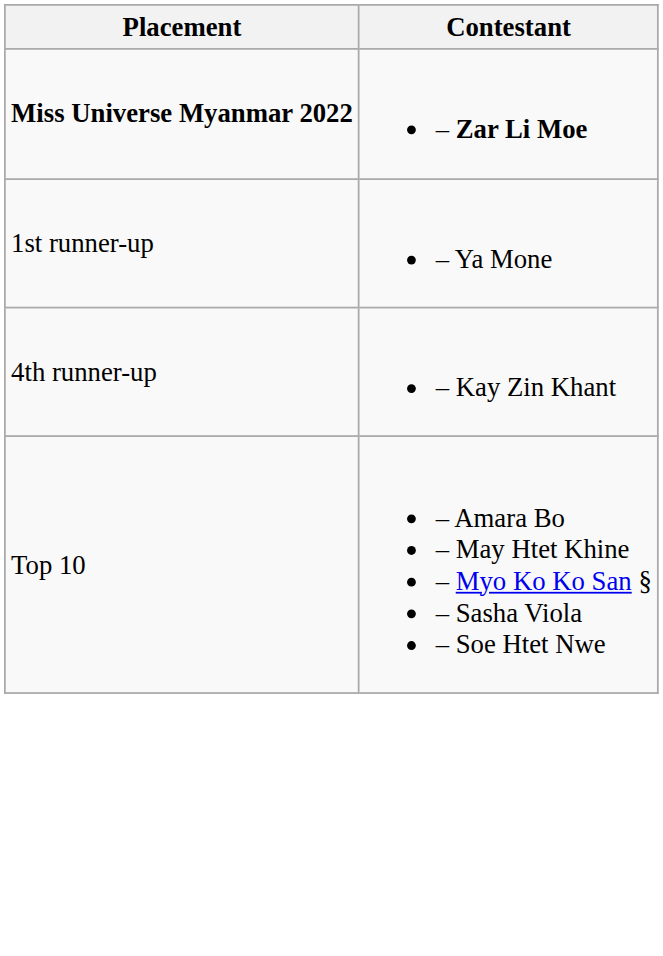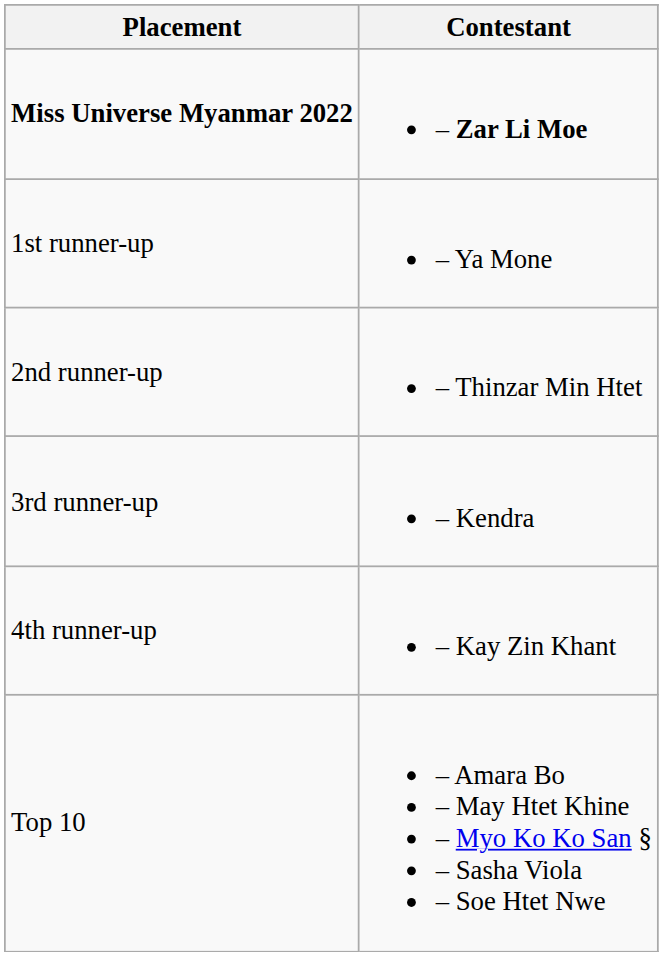+ row: (87, 371)
+ row: (85, 501)
